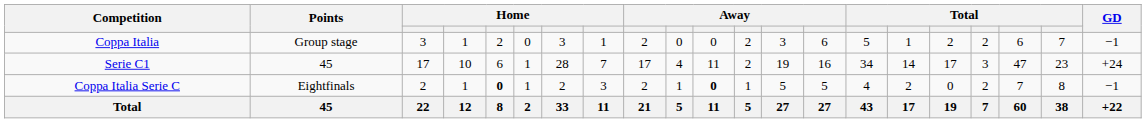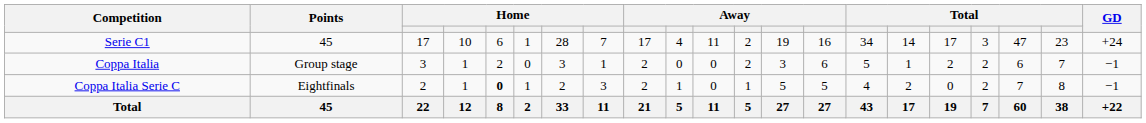rows swapped: (127, 64) <-> (127, 42)
(714, 85) bold -> (714, 85) normal
